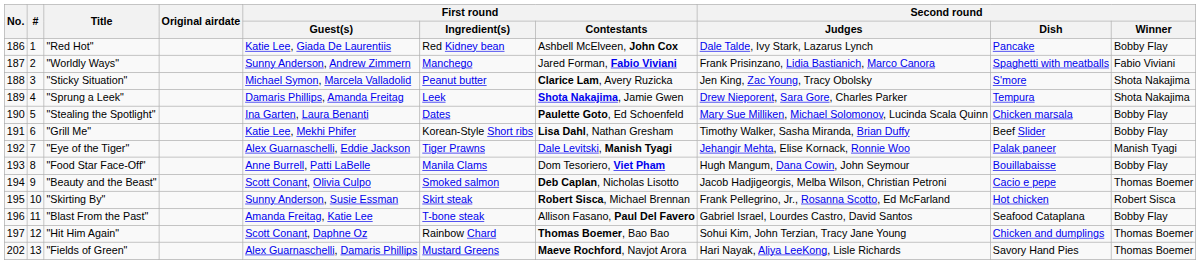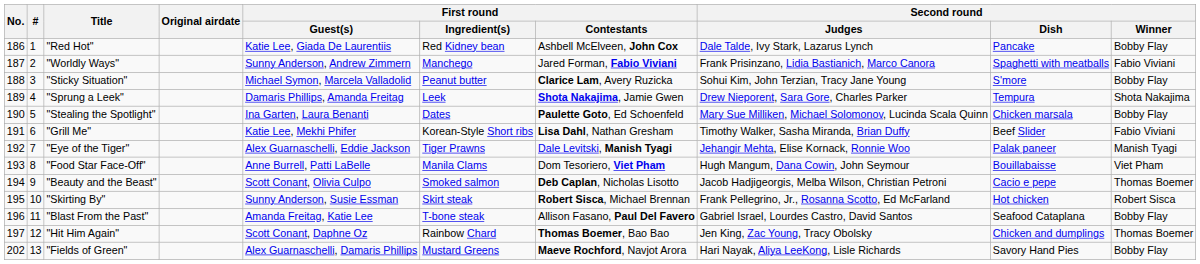(786, 81) Jen King, Zac Young, Tracy Obolsky -> (803, 81) Sohui Kim, John Terzian, Tracy Jane Young
(1152, 81) Shota Nakajima -> (1141, 81) Bobby Flay
(1141, 132) Bobby Flay -> (1145, 132) Fabio Viviani
(1141, 166) Bobby Flay -> (1139, 166) Viet Pham
(803, 234) Sohui Kim, John Terzian, Tracy Jane Young -> (786, 234) Jen King, Zac Young, Tracy Obolsky
(1154, 251) Thomas Boemer -> (1141, 251) Bobby Flay
